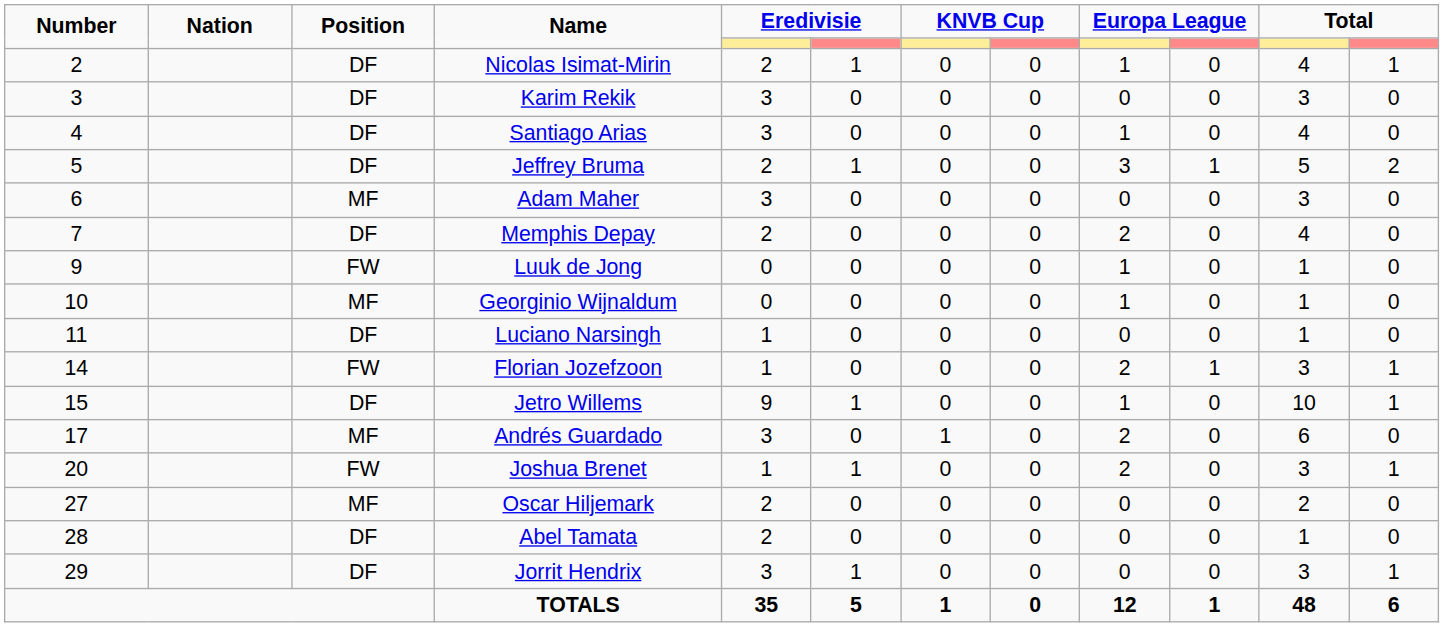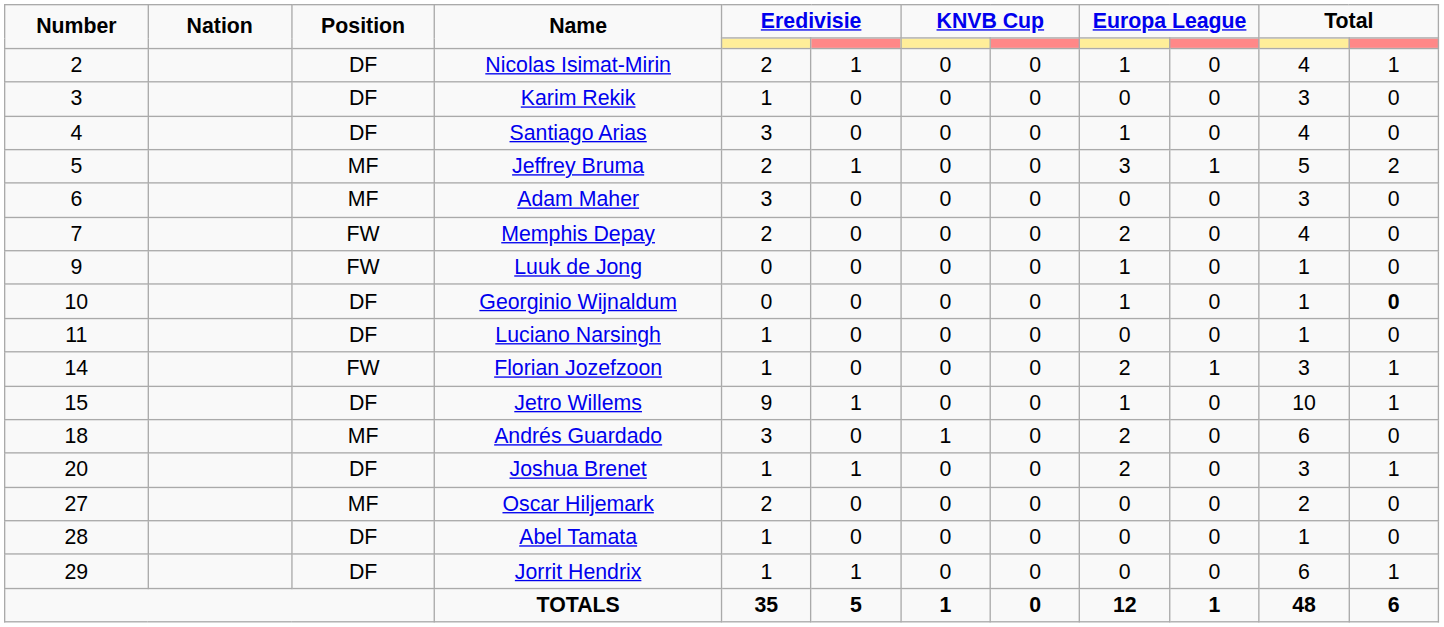(766, 98) 3 -> (766, 98) 1
(363, 166) DF -> (363, 166) MF
(363, 233) DF -> (363, 233) FW
(363, 301) MF -> (363, 301) DF
(1394, 301) normal -> (1394, 301) bold
(76, 436) 17 -> (76, 436) 18
(363, 469) FW -> (363, 469) DF
(766, 537) 2 -> (766, 537) 1
(766, 571) 3 -> (766, 571) 1
(1304, 571) 3 -> (1304, 571) 6
